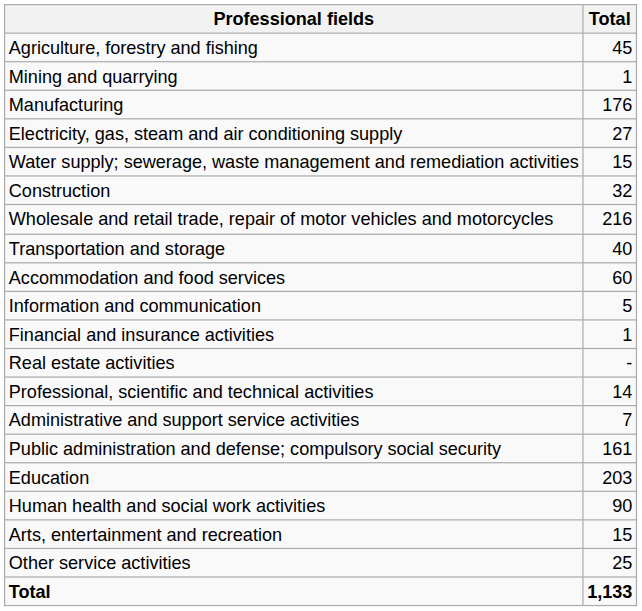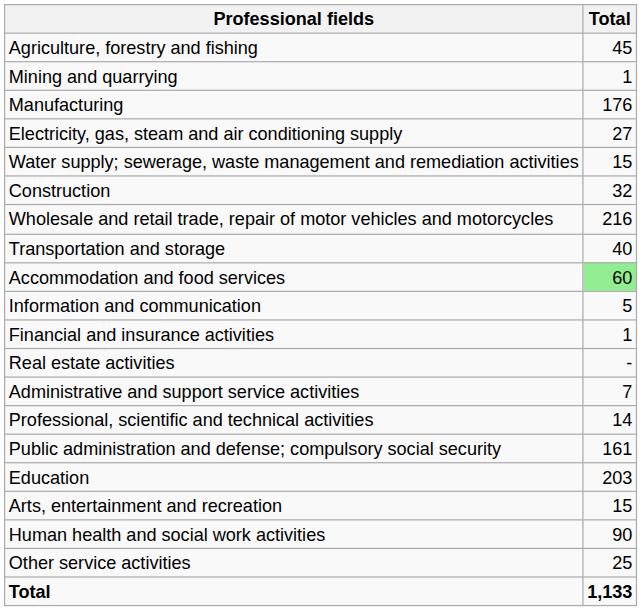(622, 277) no background -> (622, 277) lightgreen background
rows swapped: (191, 391) <-> (184, 420)
rows swapped: (167, 506) <-> (145, 535)
